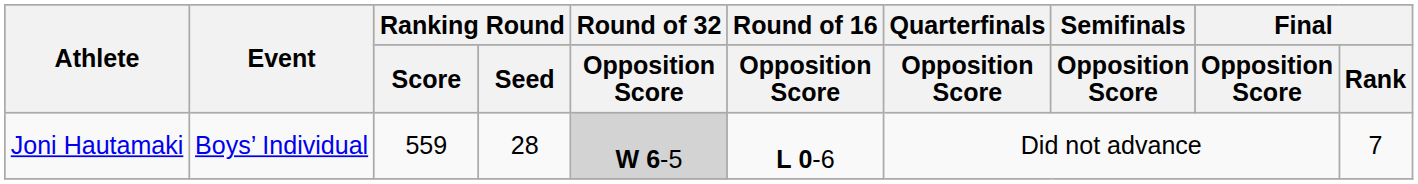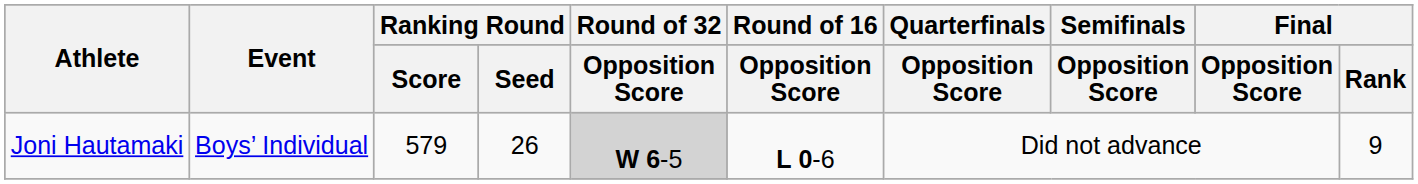(426, 146) 559 -> (426, 146) 579
(525, 146) 28 -> (525, 146) 26
(1375, 146) 7 -> (1375, 146) 9
